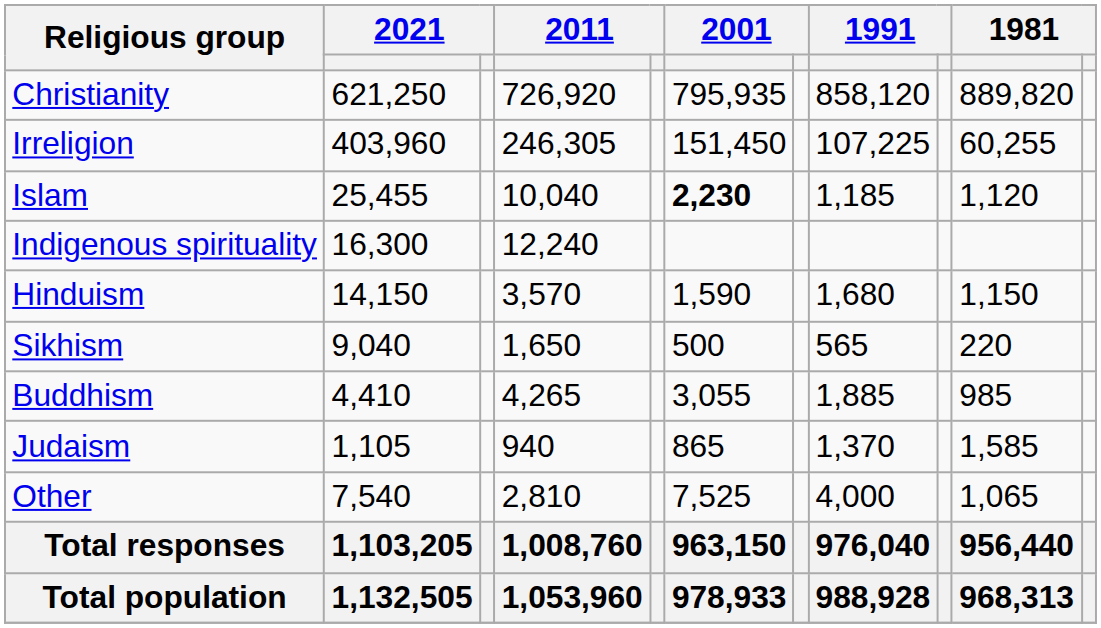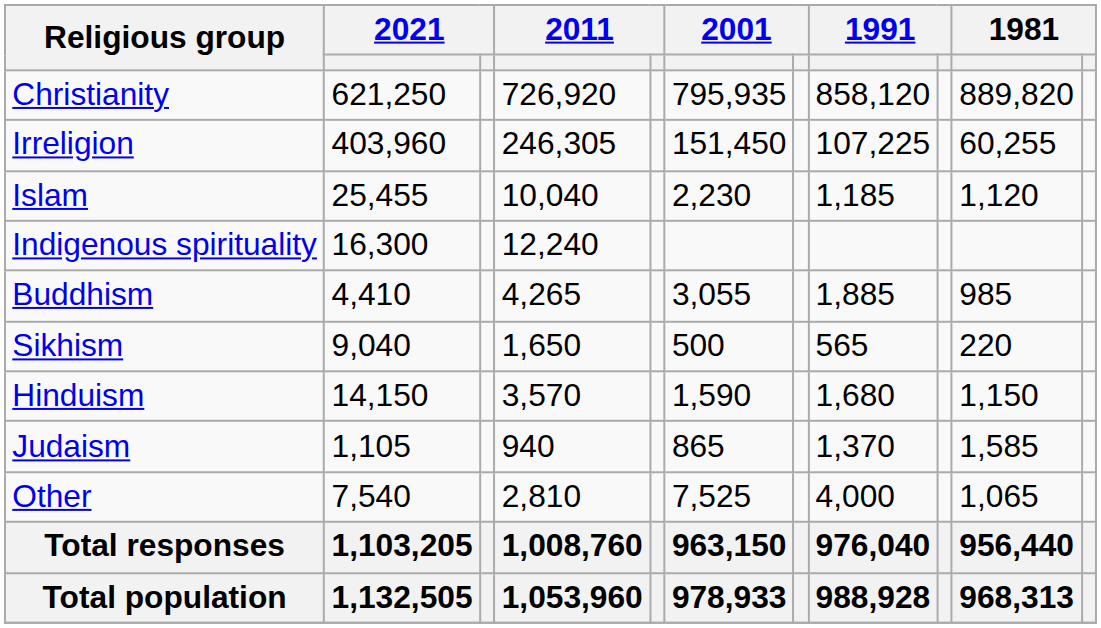(712, 194) bold -> (712, 194) normal
rows swapped: (78, 295) <-> (83, 395)
